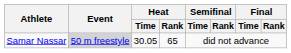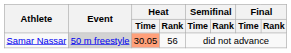(146, 41) no background -> (146, 41) lightsalmon background
(172, 41) 65 -> (172, 41) 56
